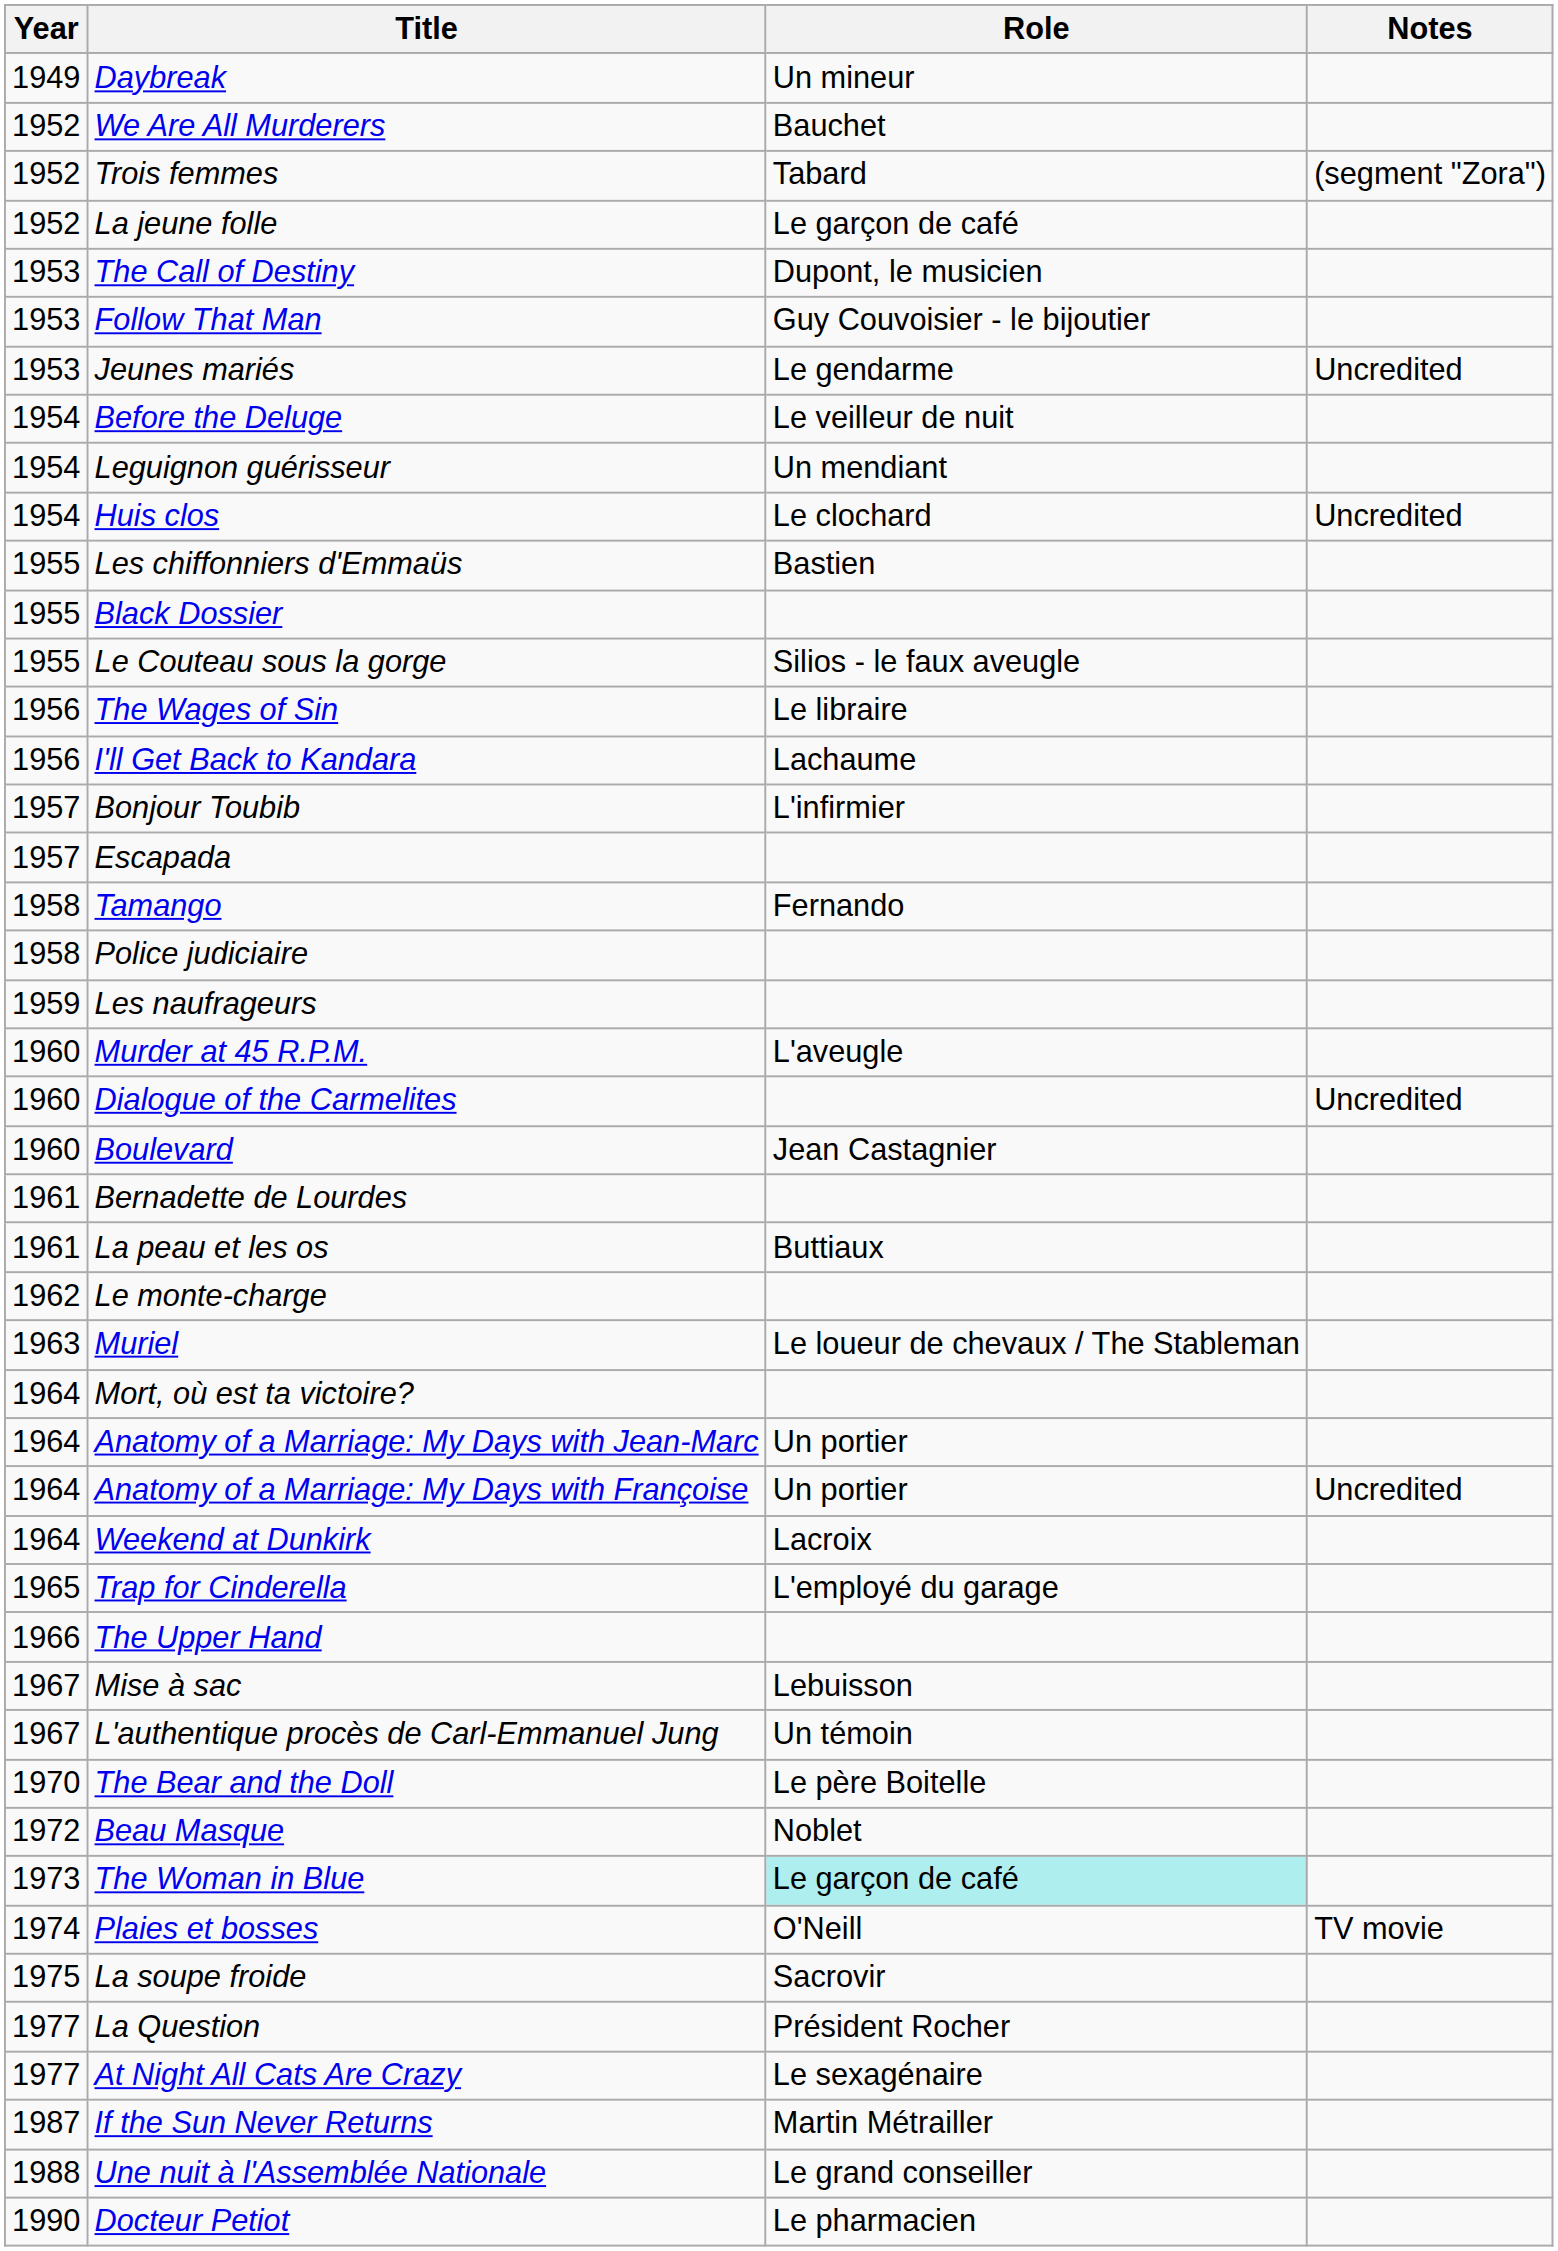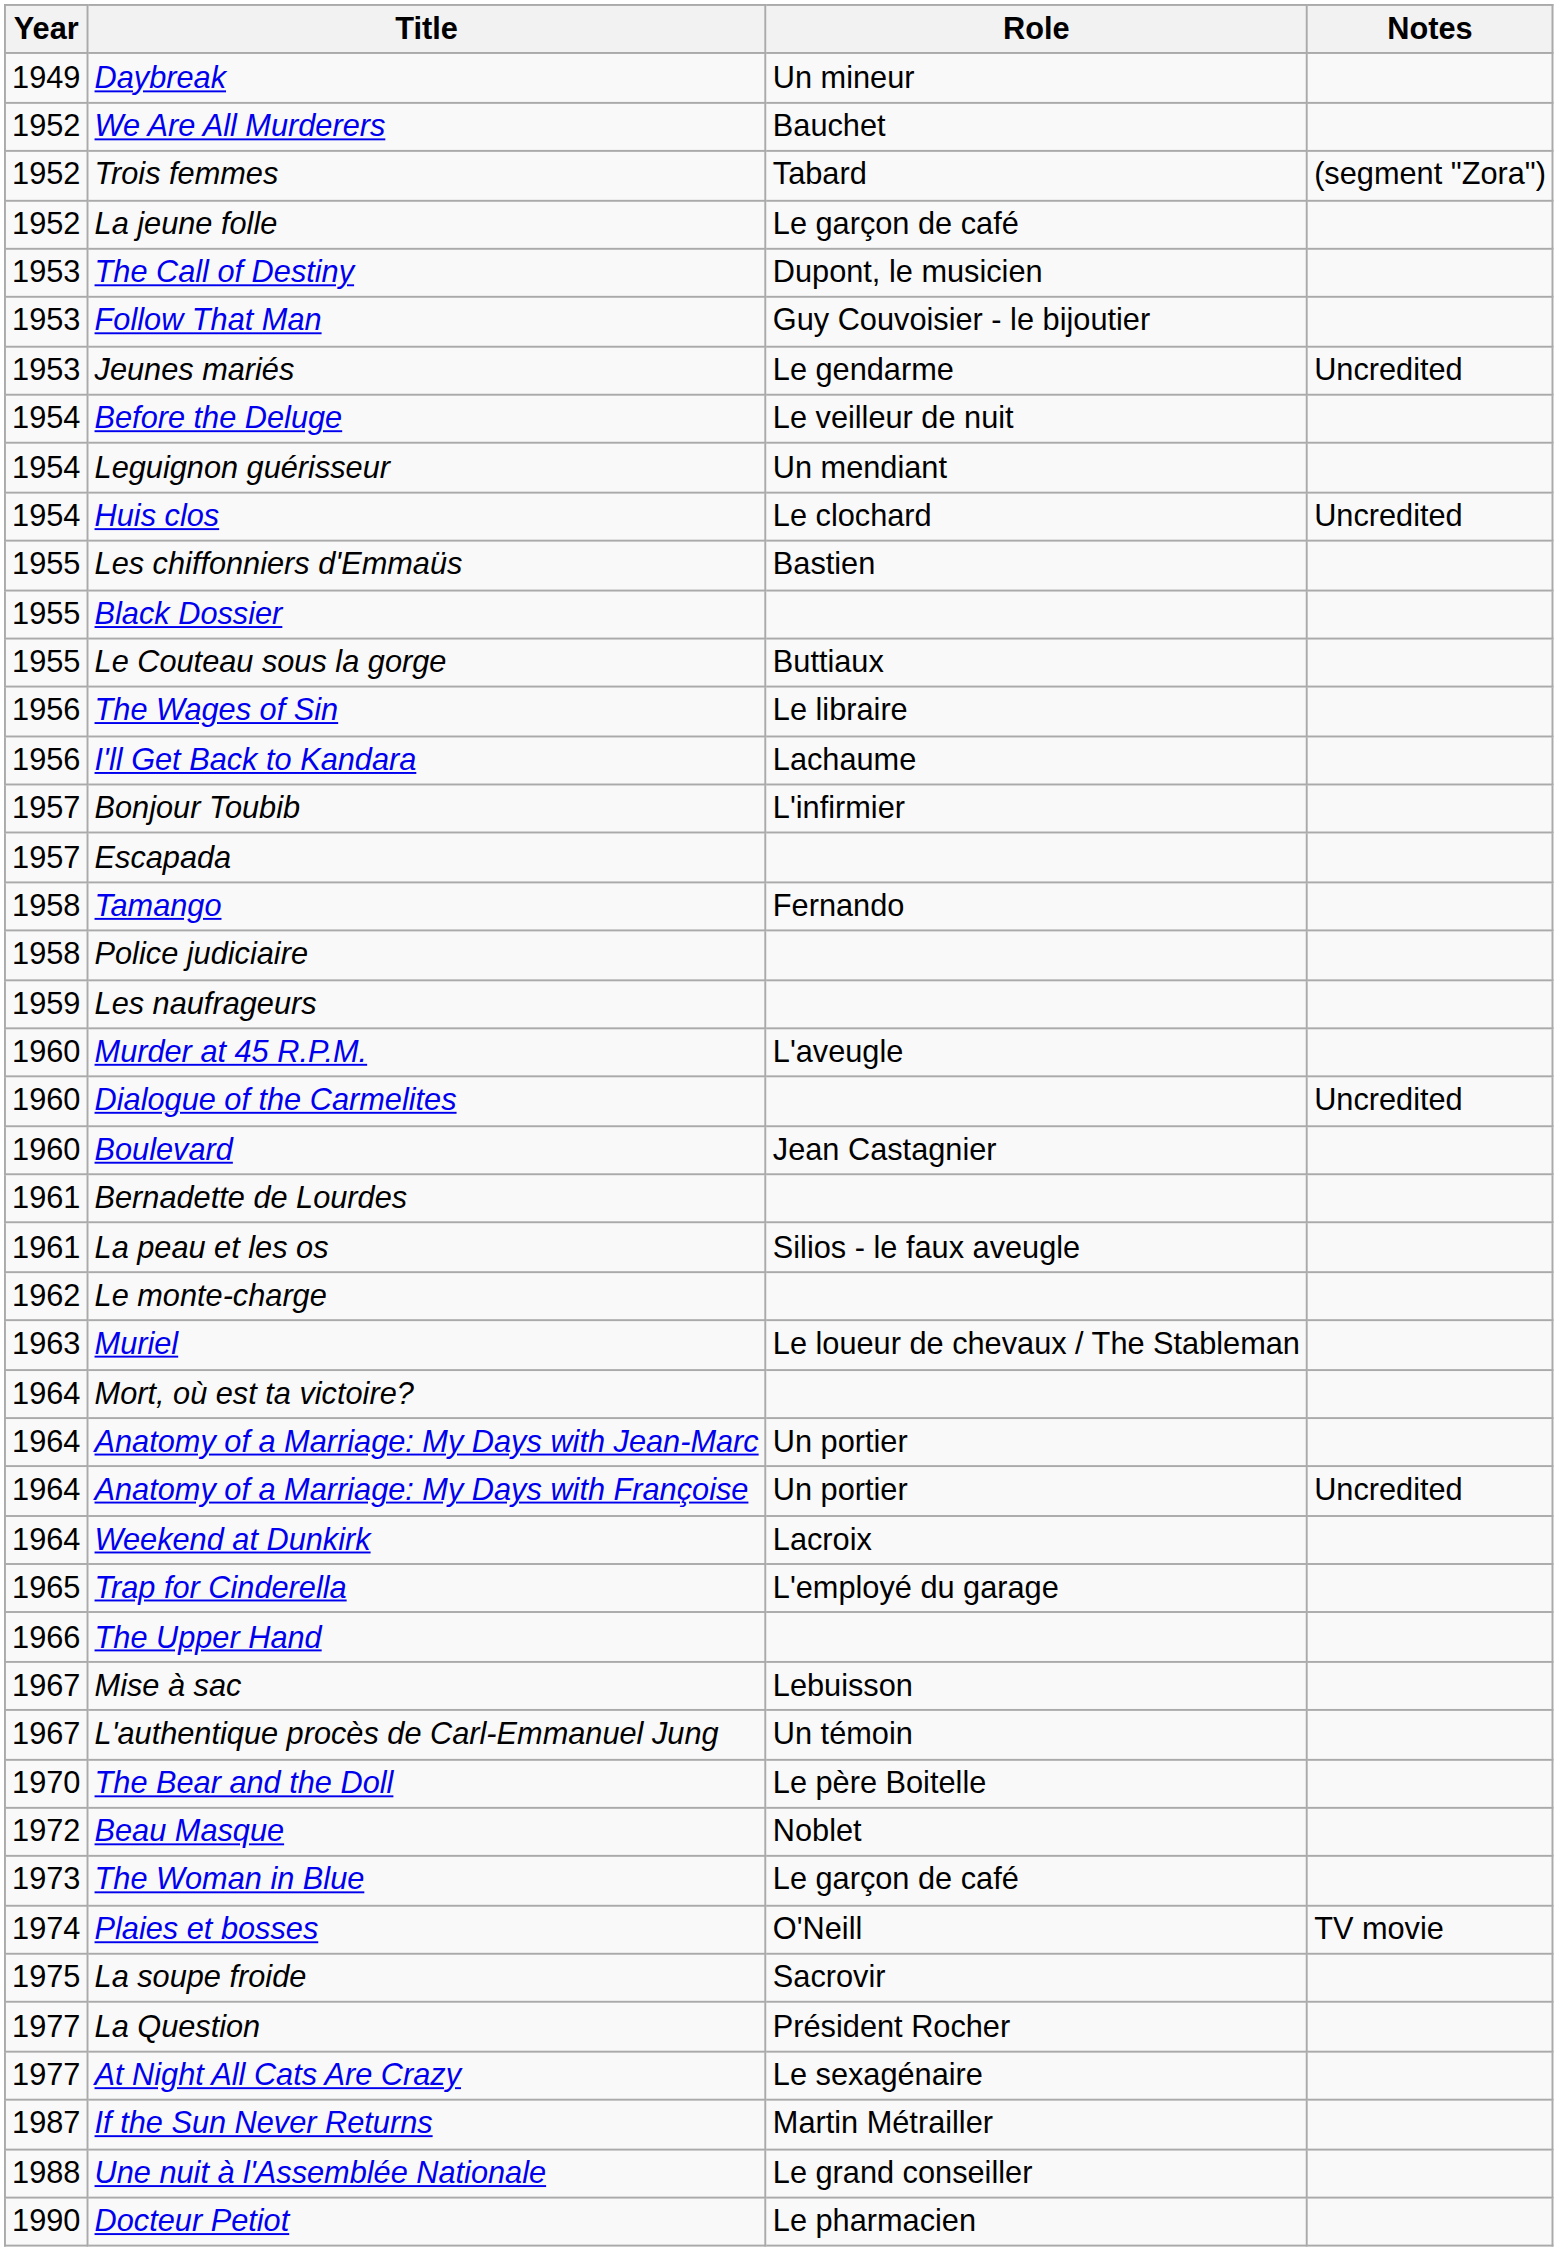(926, 662) Silios - le faux aveugle -> (828, 662) Buttiaux
(828, 1246) Buttiaux -> (926, 1246) Silios - le faux aveugle
(896, 1880) paleturquoise background -> (896, 1880) no background
